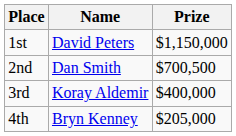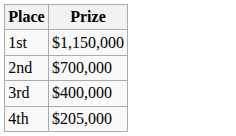- column: (100, 17)
(186, 67) $700,500 -> (82, 67) $700,000
